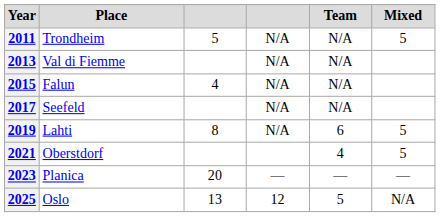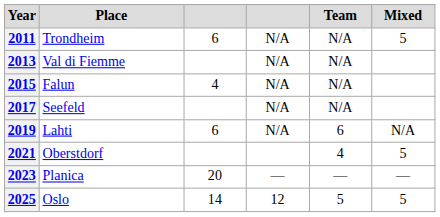(215, 38) 5 -> (215, 38) 6
(215, 130) 8 -> (215, 130) 6
(403, 130) 5 -> (403, 130) N/A
(215, 199) 13 -> (215, 199) 14
(403, 199) N/A -> (403, 199) 5
